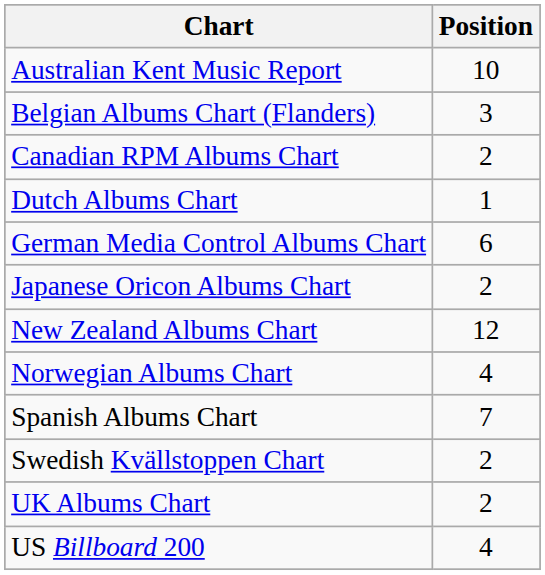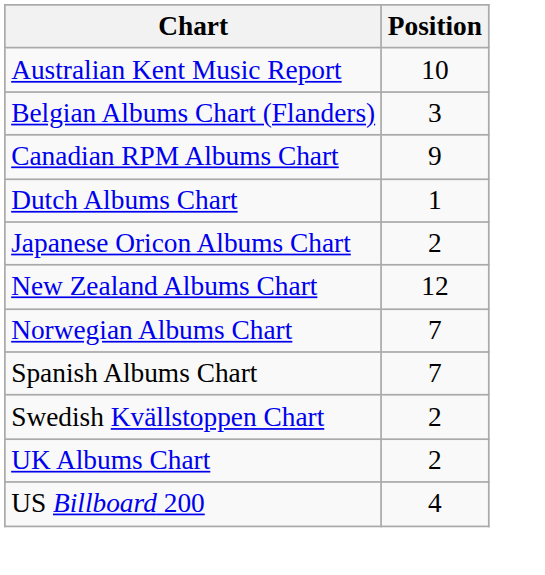(486, 156) 2 -> (435, 156) 9
- row: (219, 243)
(486, 373) 4 -> (435, 329) 7
